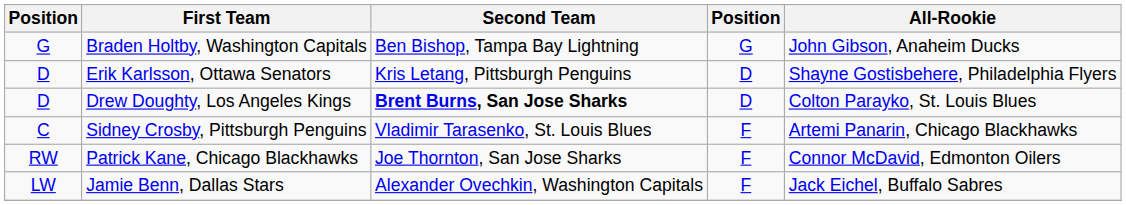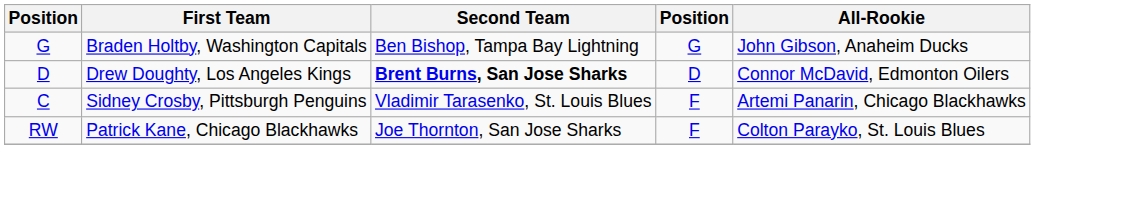- row: (208, 74)
(912, 102) Colton Parayko, St. Louis Blues -> (873, 74) Connor McDavid, Edmonton Oilers
(925, 158) Connor McDavid, Edmonton Oilers -> (861, 130) Colton Parayko, St. Louis Blues
- row: (185, 185)
